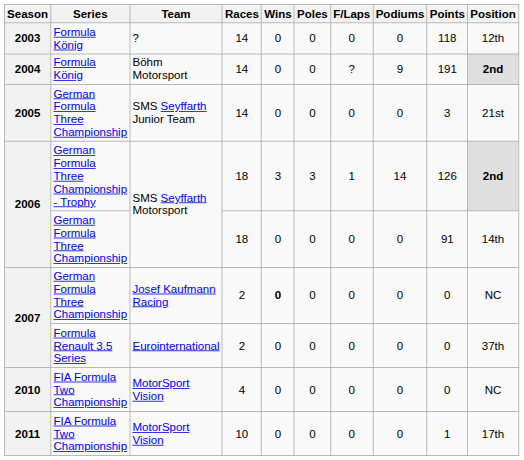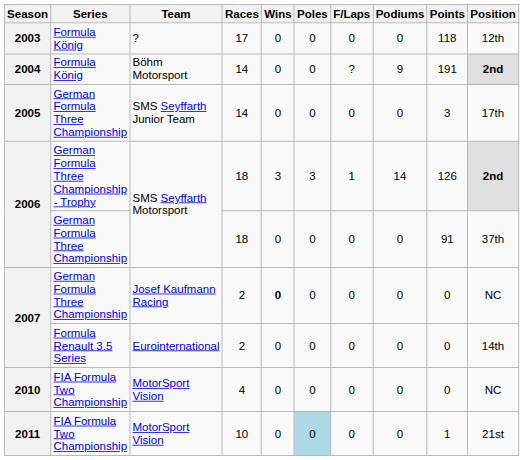(242, 38) 14 -> (242, 38) 17
(493, 113) 21st -> (493, 113) 17th
(493, 239) 14th -> (493, 239) 37th
(493, 346) 37th -> (493, 346) 14th
(312, 434) no background -> (312, 434) lightblue background
(493, 434) 17th -> (493, 434) 21st
